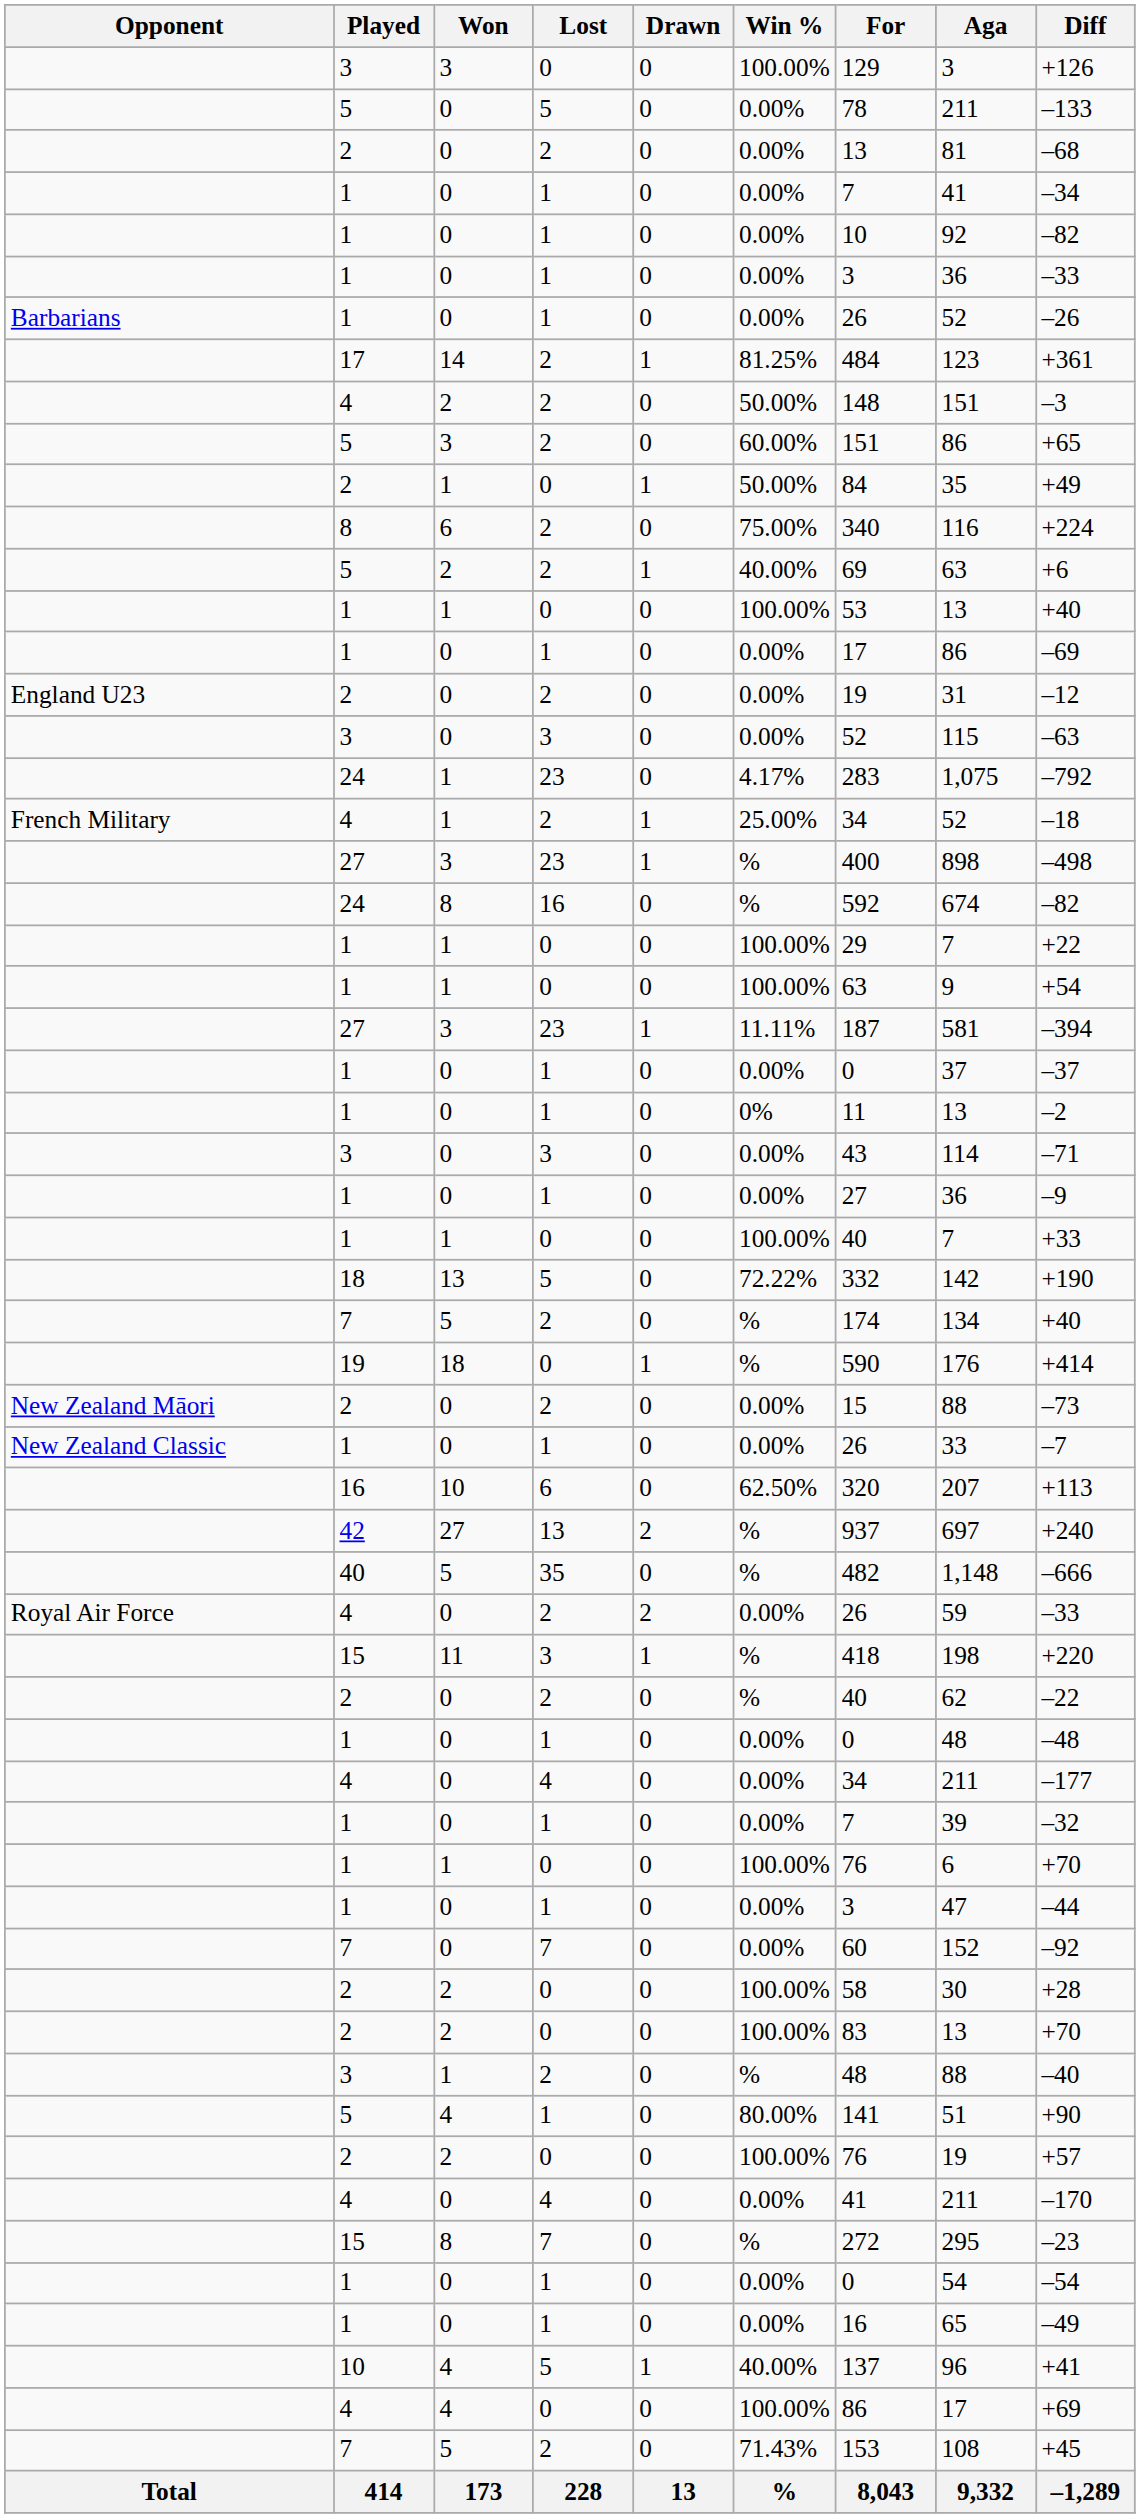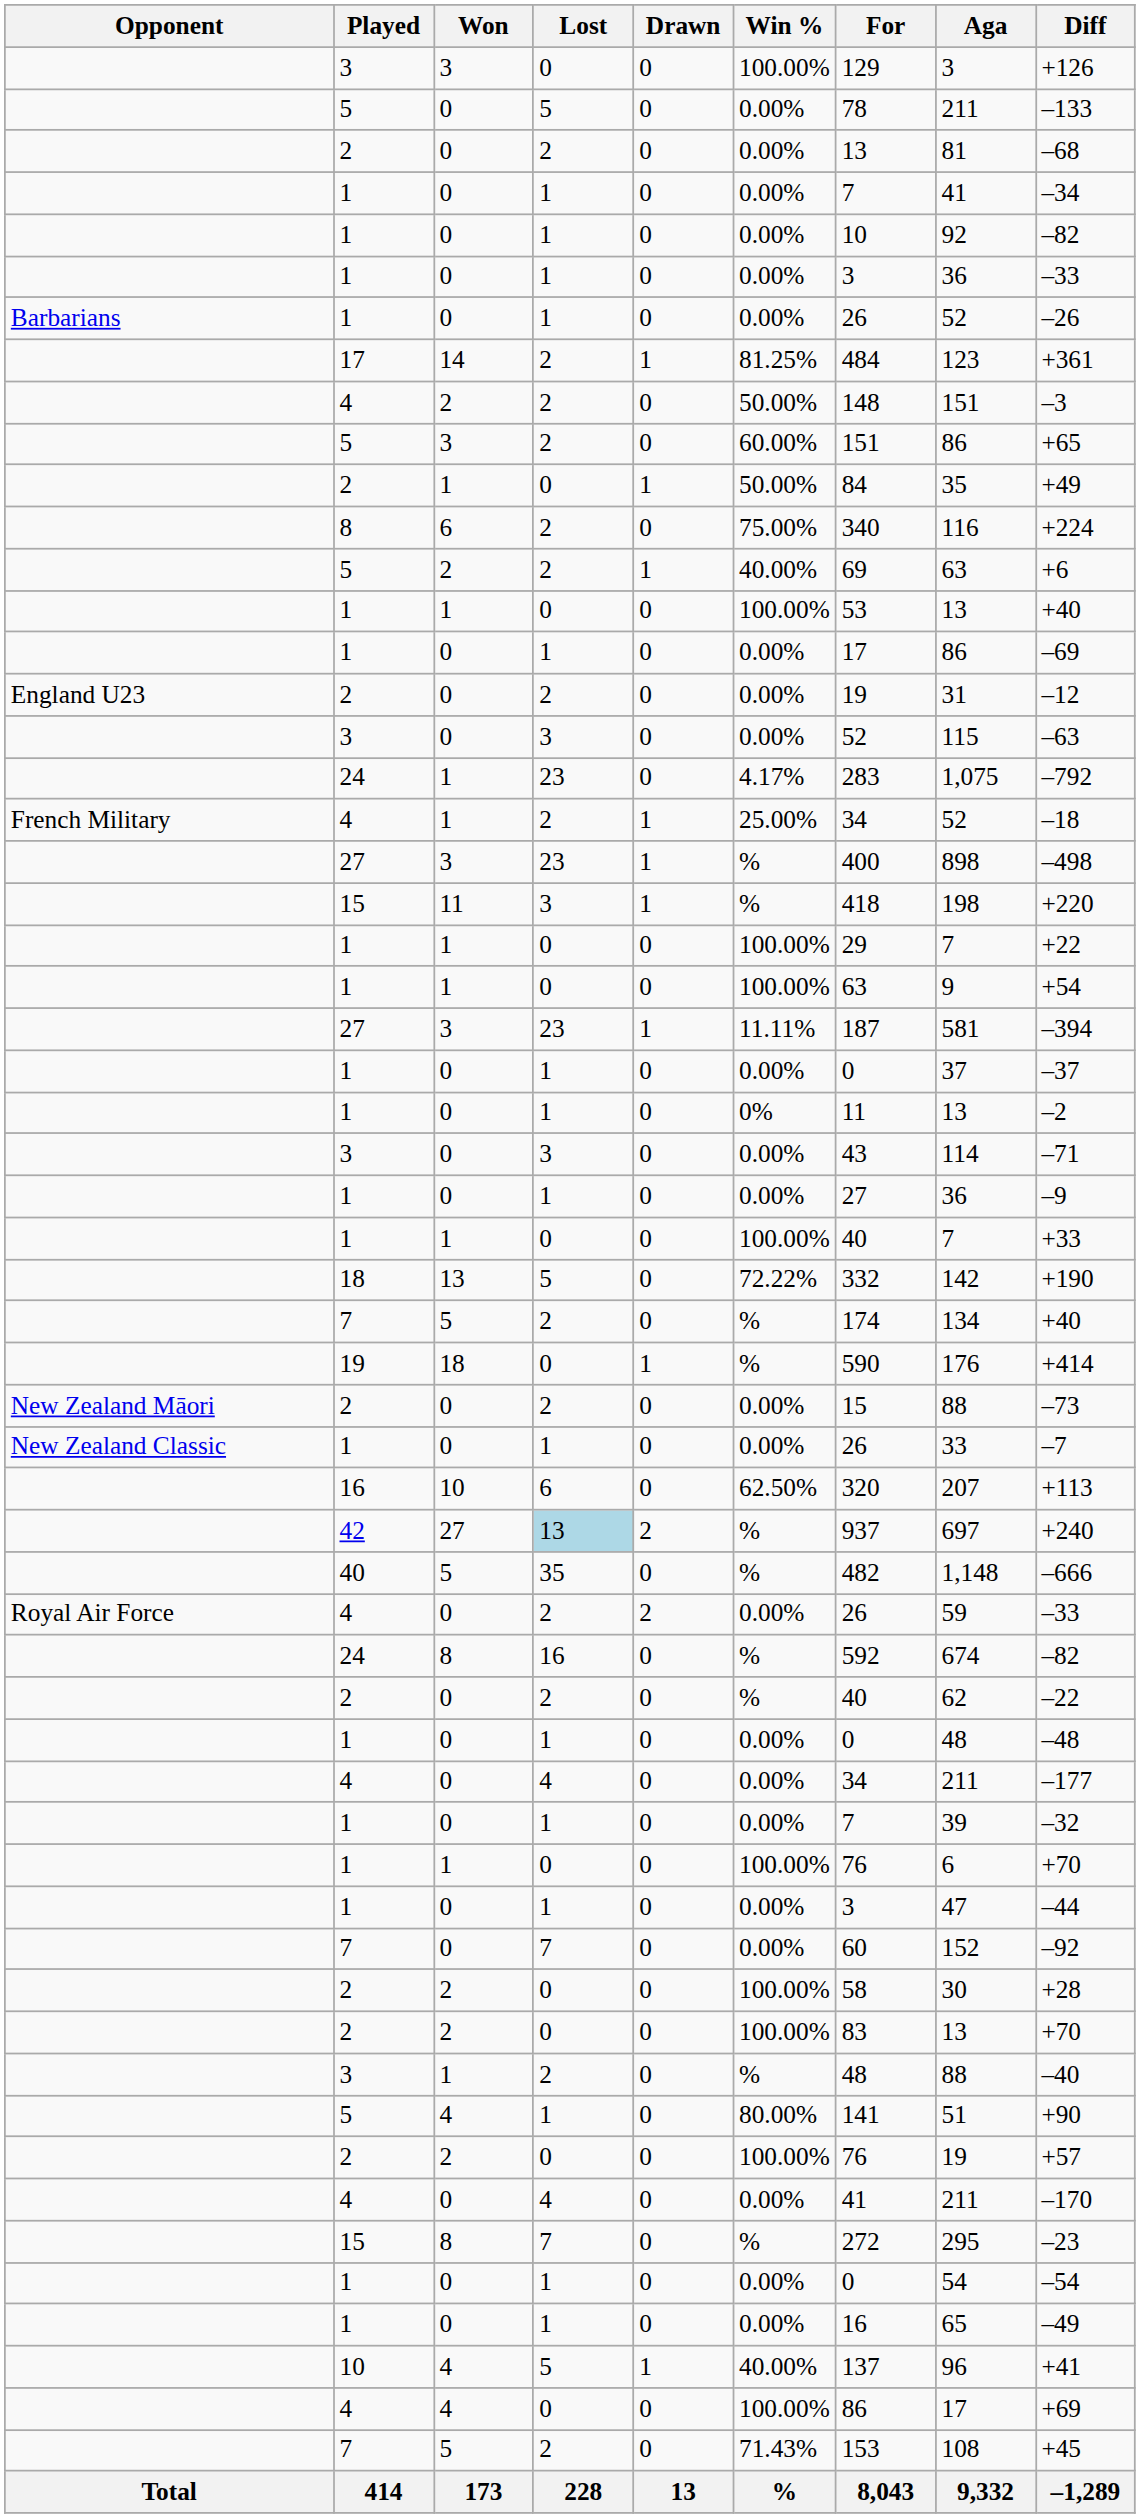rows swapped: (352, 1655) <-> (352, 903)
(552, 1530) no background -> (552, 1530) lightblue background
